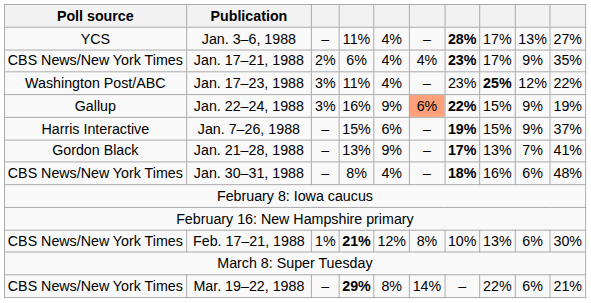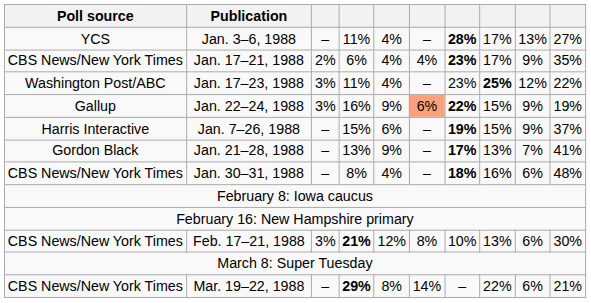(325, 241) 1% -> (325, 241) 3%
